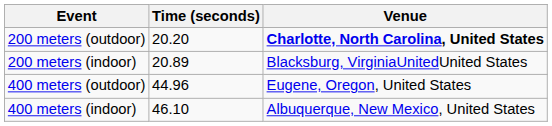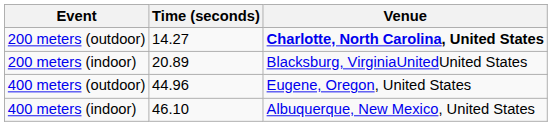(171, 39) 20.20 -> (171, 39) 14.27
